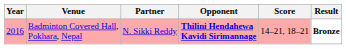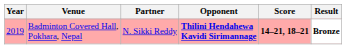(15, 31) 2016 -> (15, 31) 2019
(285, 31) normal -> (285, 31) bold
